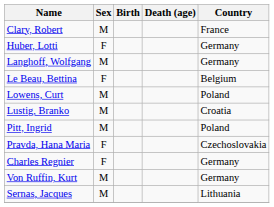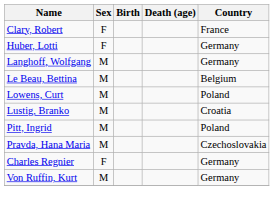(104, 29) M -> (104, 29) F
(104, 78) F -> (104, 78) M
(104, 144) F -> (104, 144) M
- row: (39, 194)
